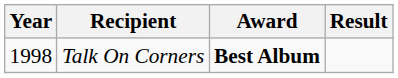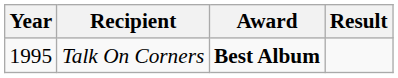(31, 55) 1998 -> (31, 55) 1995
